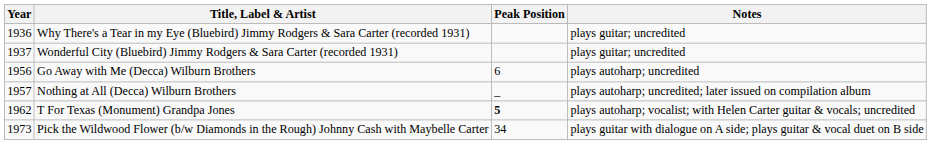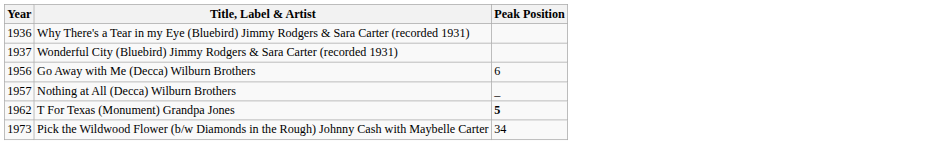- column: (747, 14)
